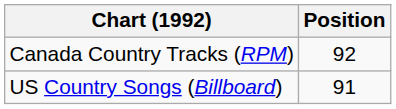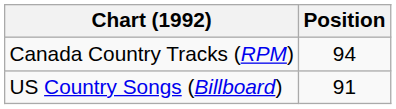(344, 53) 92 -> (344, 53) 94
